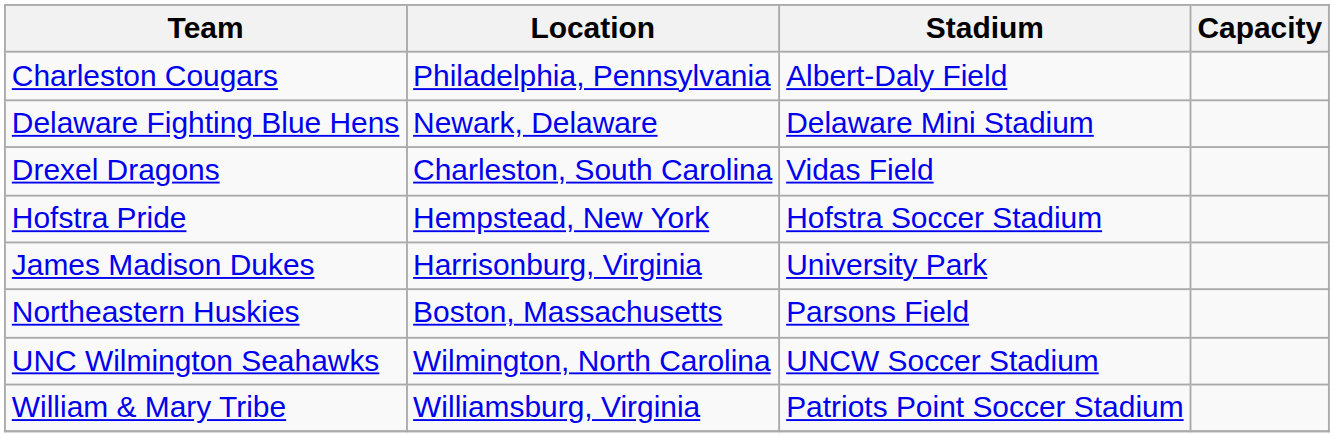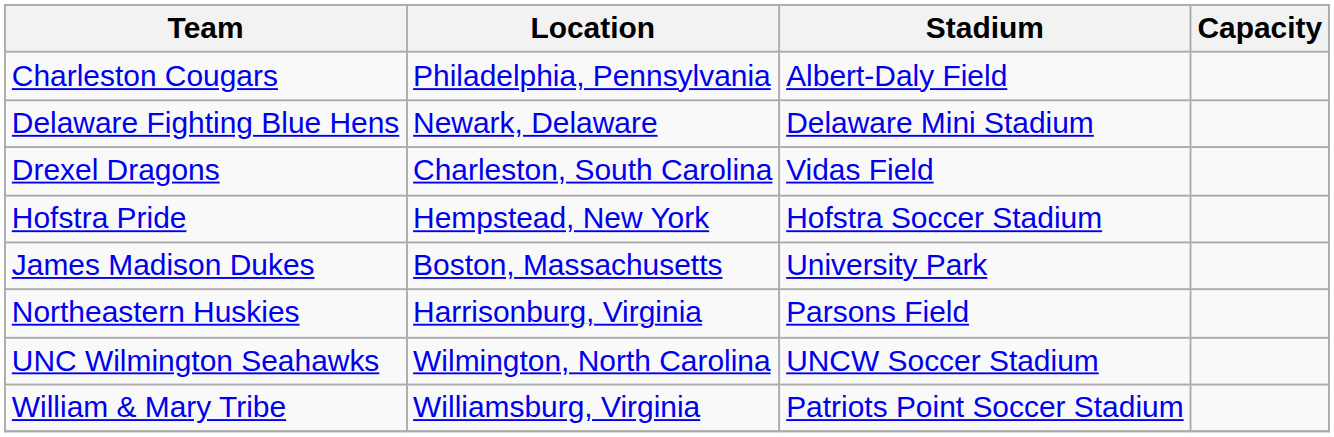(558, 265) Harrisonburg, Virginia -> (568, 265) Boston, Massachusetts
(568, 312) Boston, Massachusetts -> (558, 312) Harrisonburg, Virginia
